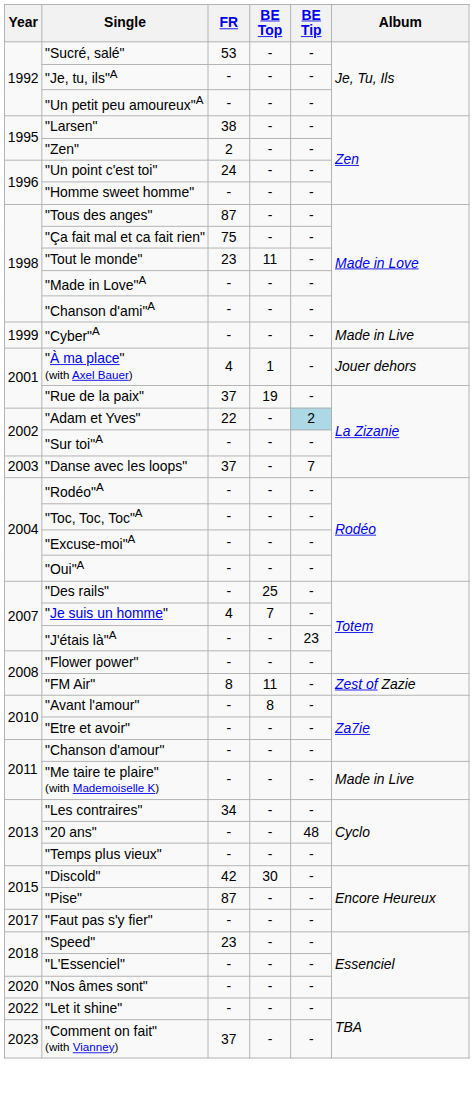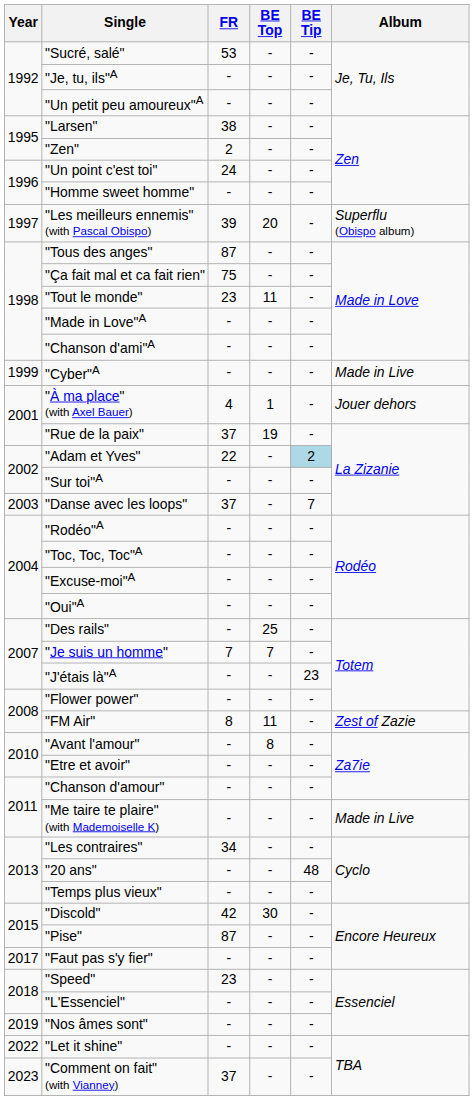+ row: (119, 223)
(229, 614) 4 -> (229, 652) 7
(23, 986) 2020 -> (23, 1024) 2019
